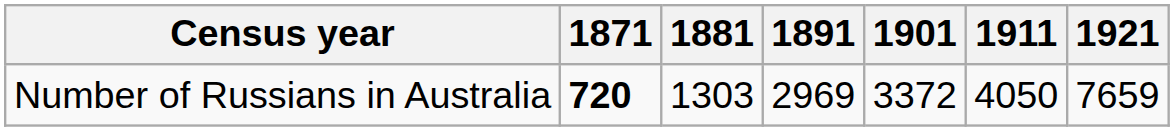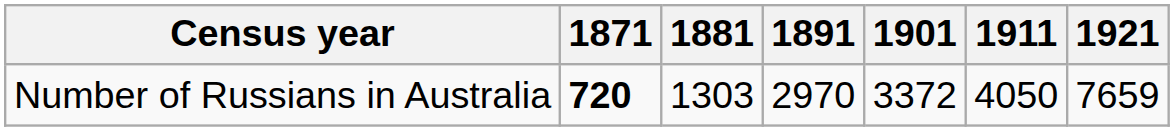(813, 94) 2969 -> (813, 94) 2970
